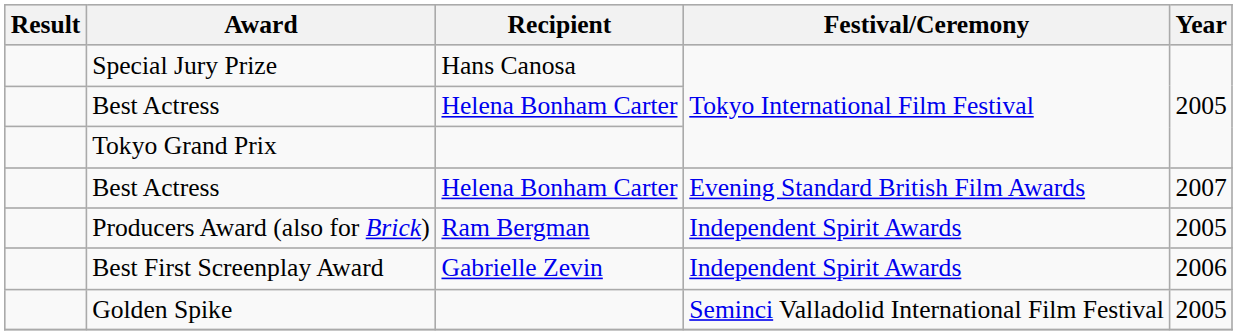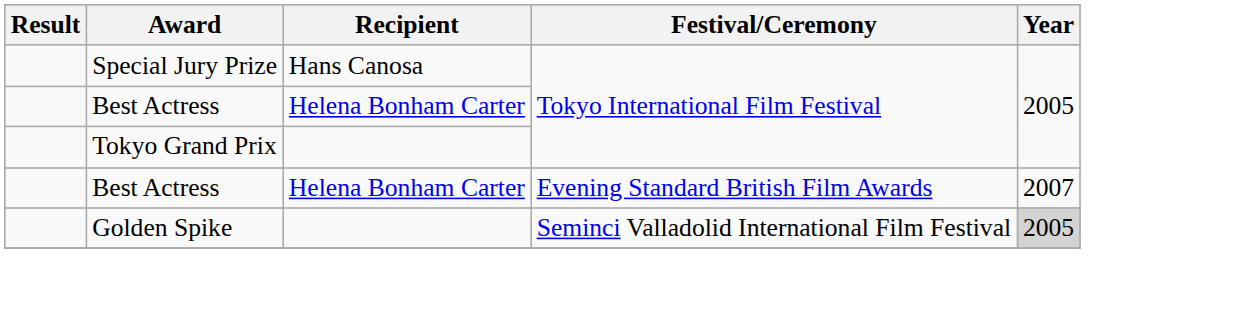- row: (261, 227)
- row: (238, 268)
(1201, 308) no background -> (1049, 227) lightgrey background
